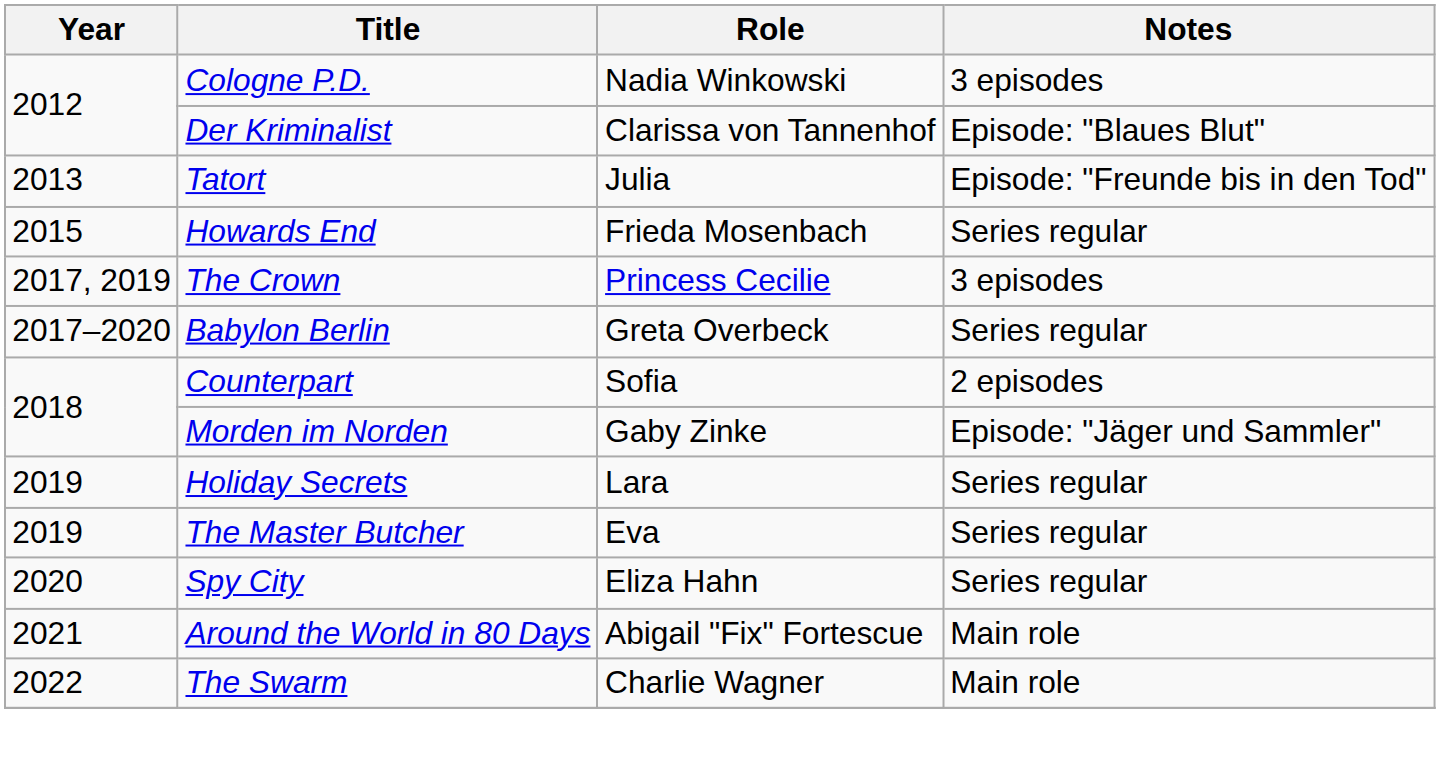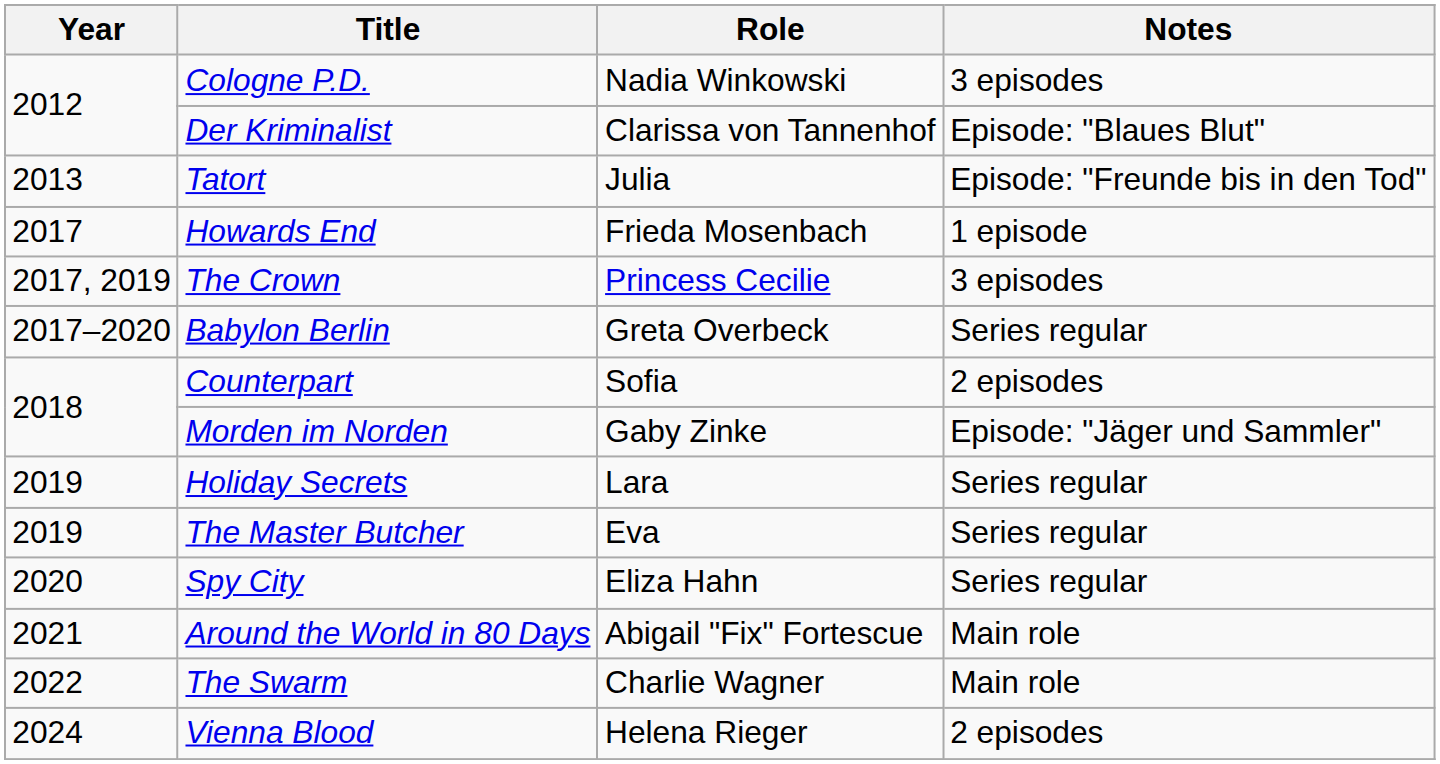(48, 230) 2015 -> (48, 230) 2017
(1049, 230) Series regular -> (1019, 230) 1 episode
+ row: (279, 733)
